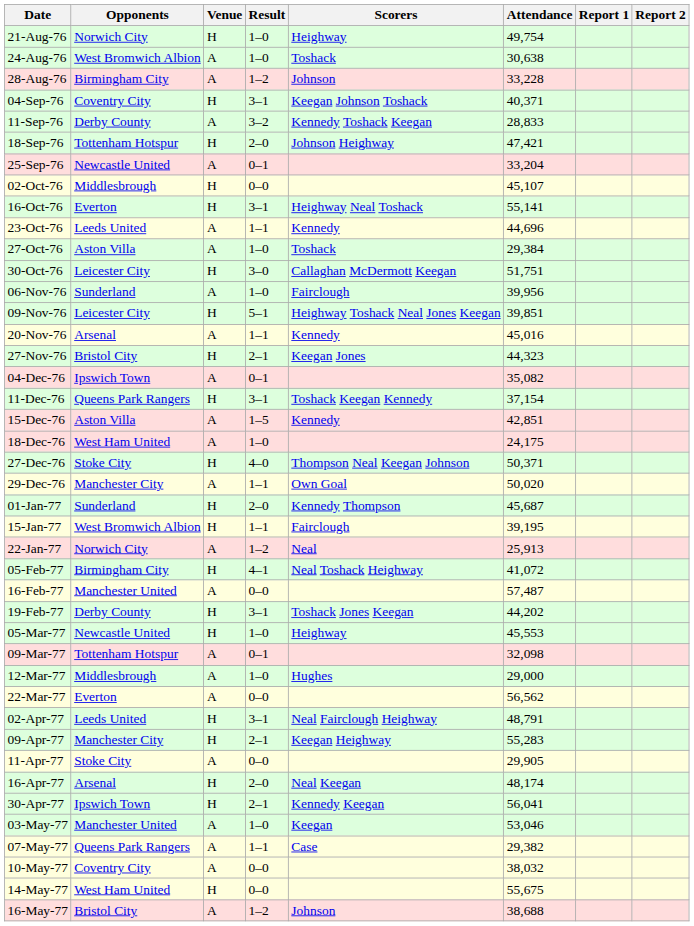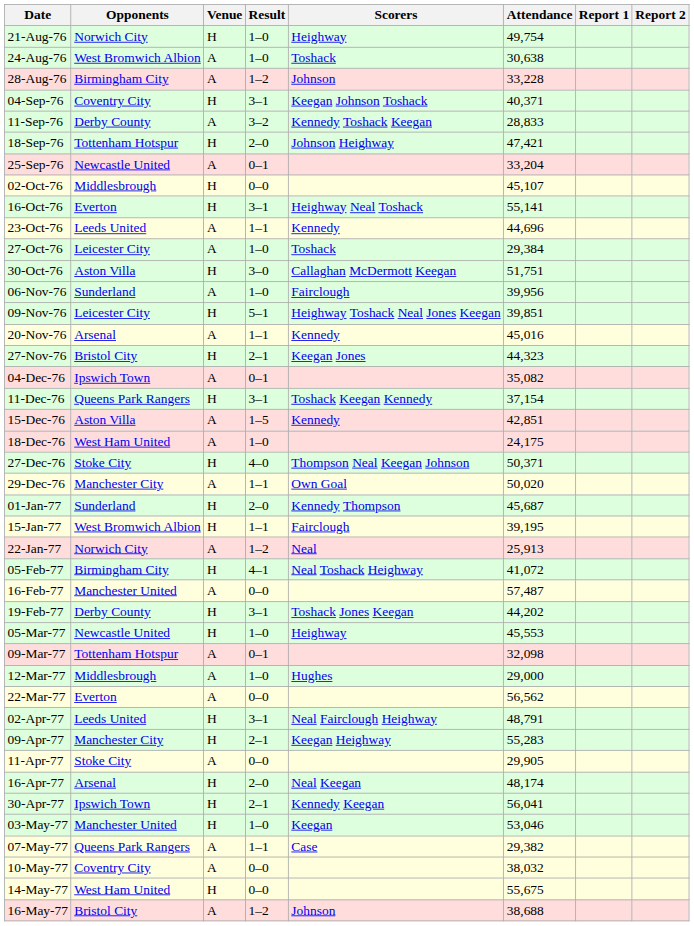(105, 249) Aston Villa -> (112, 249) Leicester City
(112, 270) Leicester City -> (105, 270) Aston Villa
(212, 825) A -> (212, 825) H
